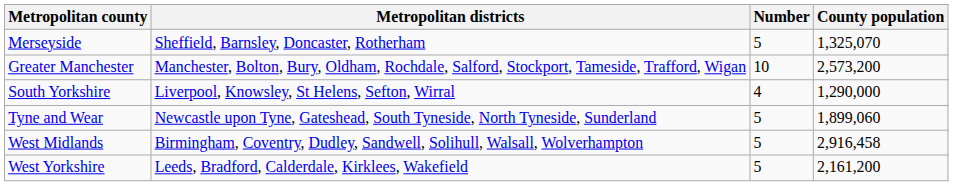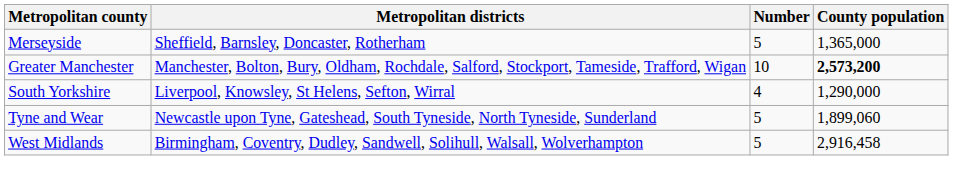(849, 42) 1,325,070 -> (849, 42) 1,365,000
(849, 67) normal -> (849, 67) bold
- row: (56, 167)
